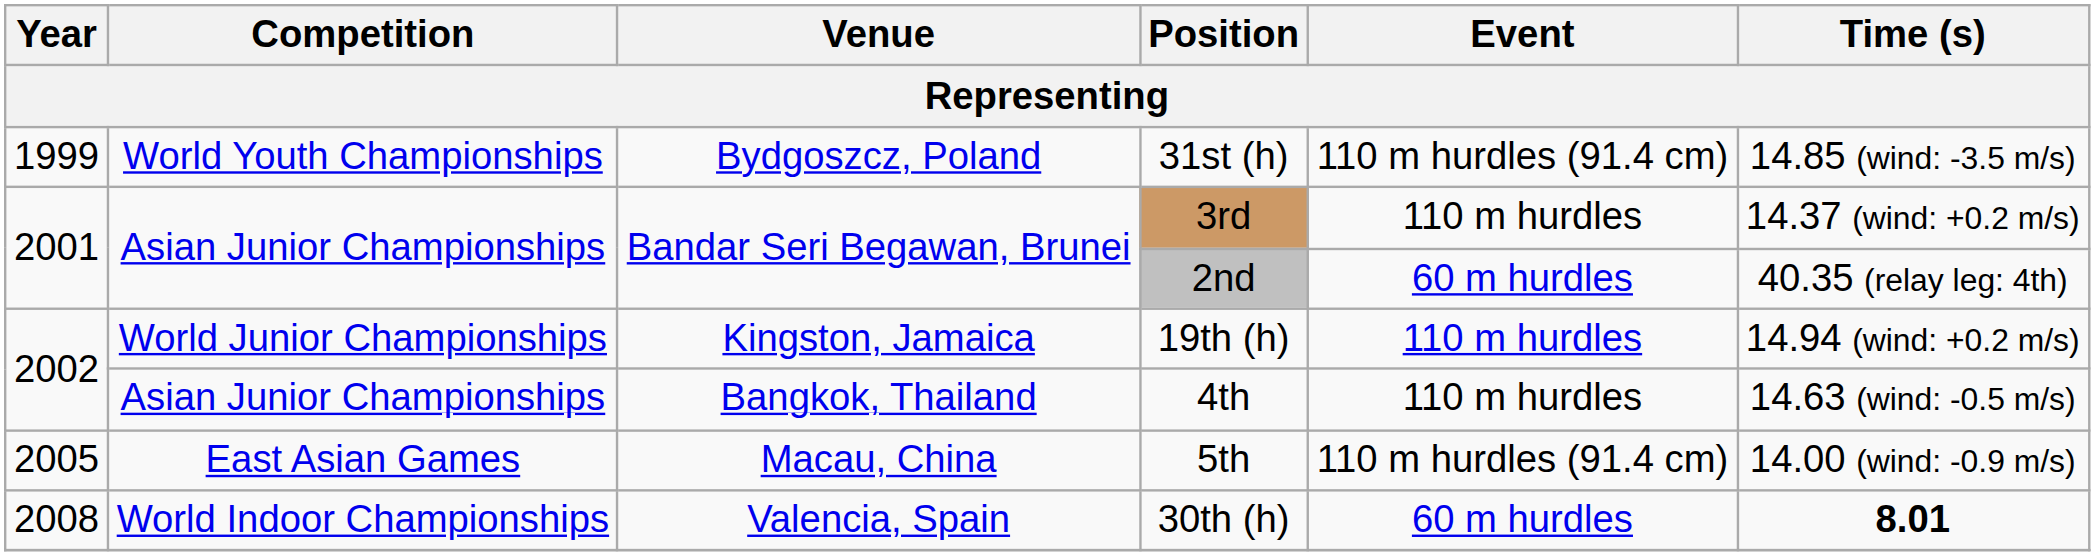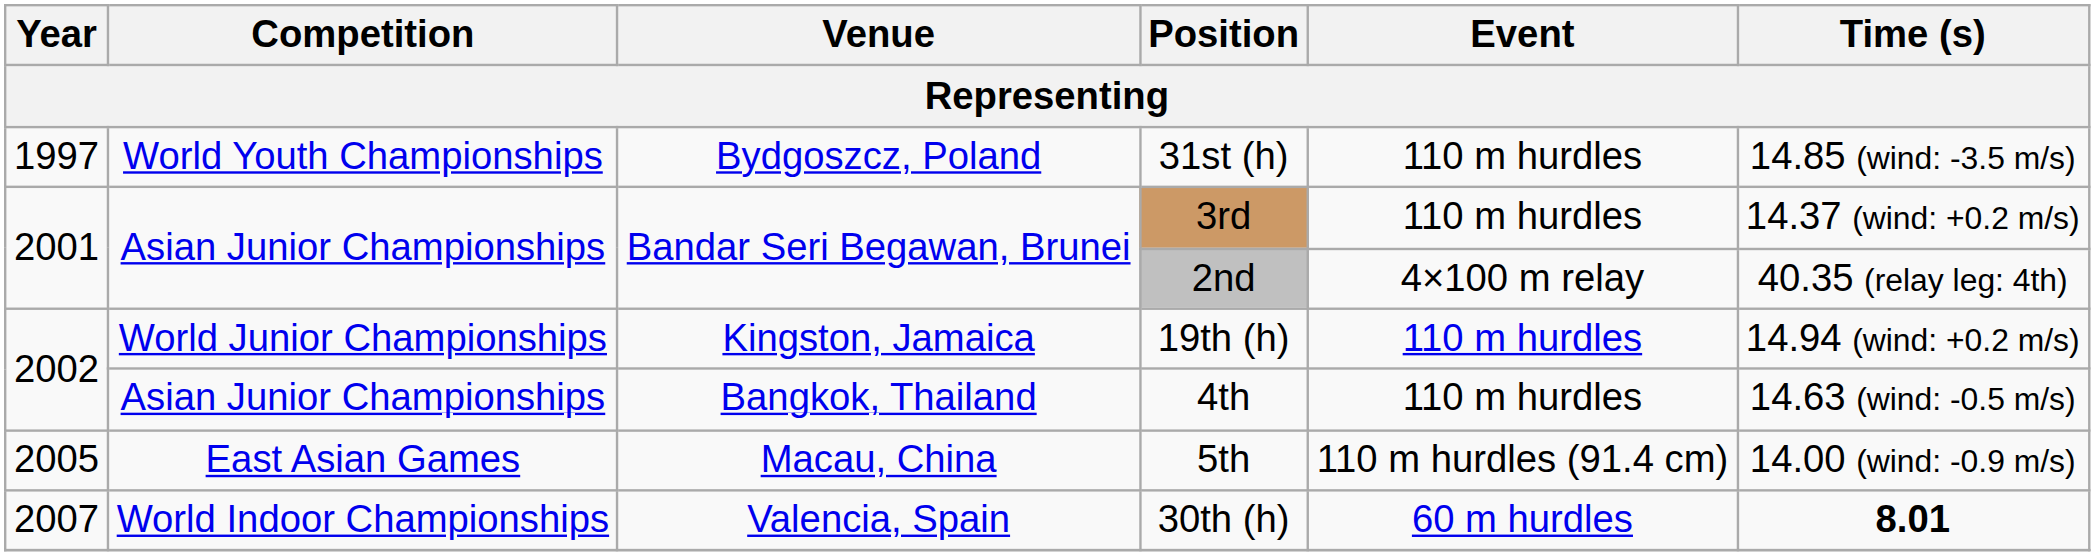(57, 156) 1999 -> (57, 156) 1997
(1522, 156) 110 m hurdles (91.4 cm) -> (1522, 156) 110 m hurdles
(1522, 277) 60 m hurdles -> (1522, 277) 4×100 m relay
(57, 519) 2008 -> (57, 519) 2007
